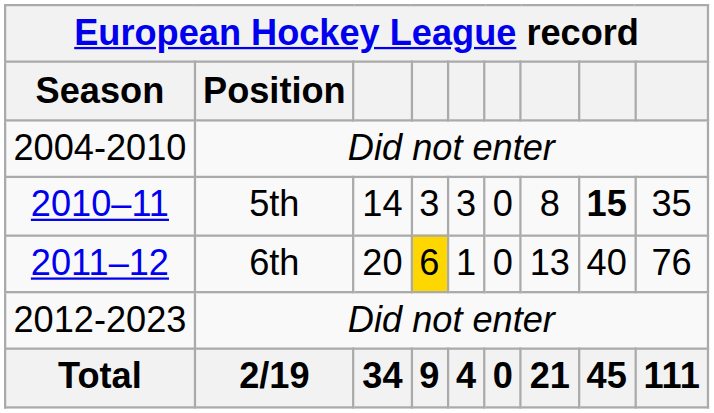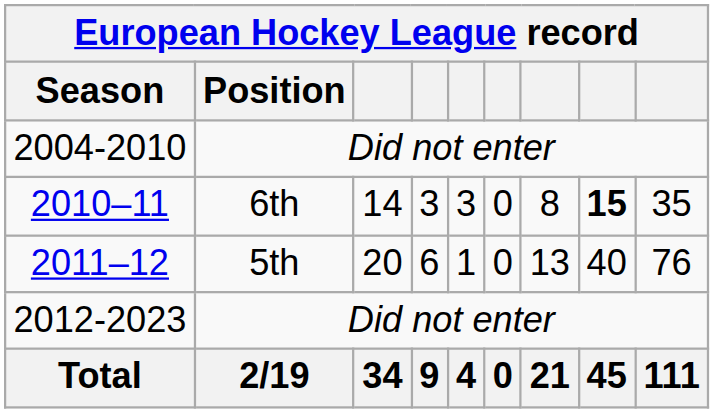(274, 205) 5th -> (274, 205) 6th
(274, 262) 6th -> (274, 262) 5th
(429, 262) gold background -> (429, 262) no background
